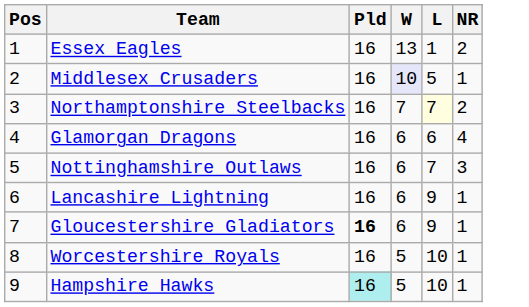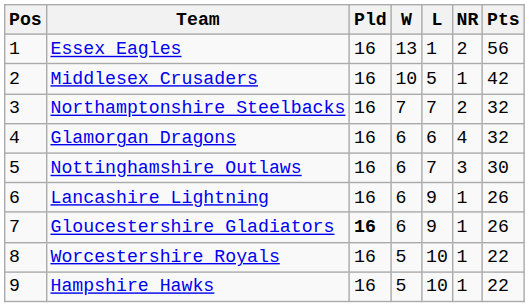+ column: (503, 20)
(406, 79) lavender background -> (406, 79) no background
(431, 109) lightyellow background -> (431, 109) no background
(365, 286) paleturquoise background -> (365, 286) no background
